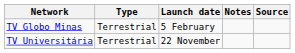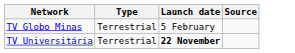- column: (238, 12)
(191, 41) normal -> (191, 41) bold
